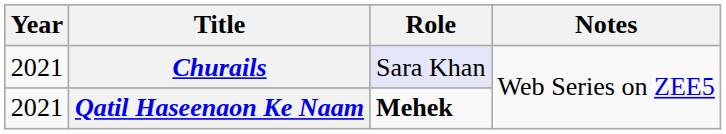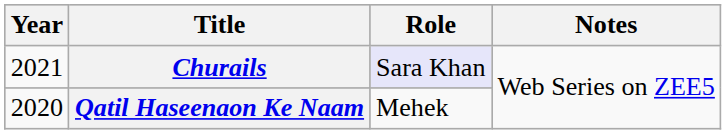(37, 107) 2021 -> (37, 107) 2020
(414, 107) bold -> (412, 107) normal
